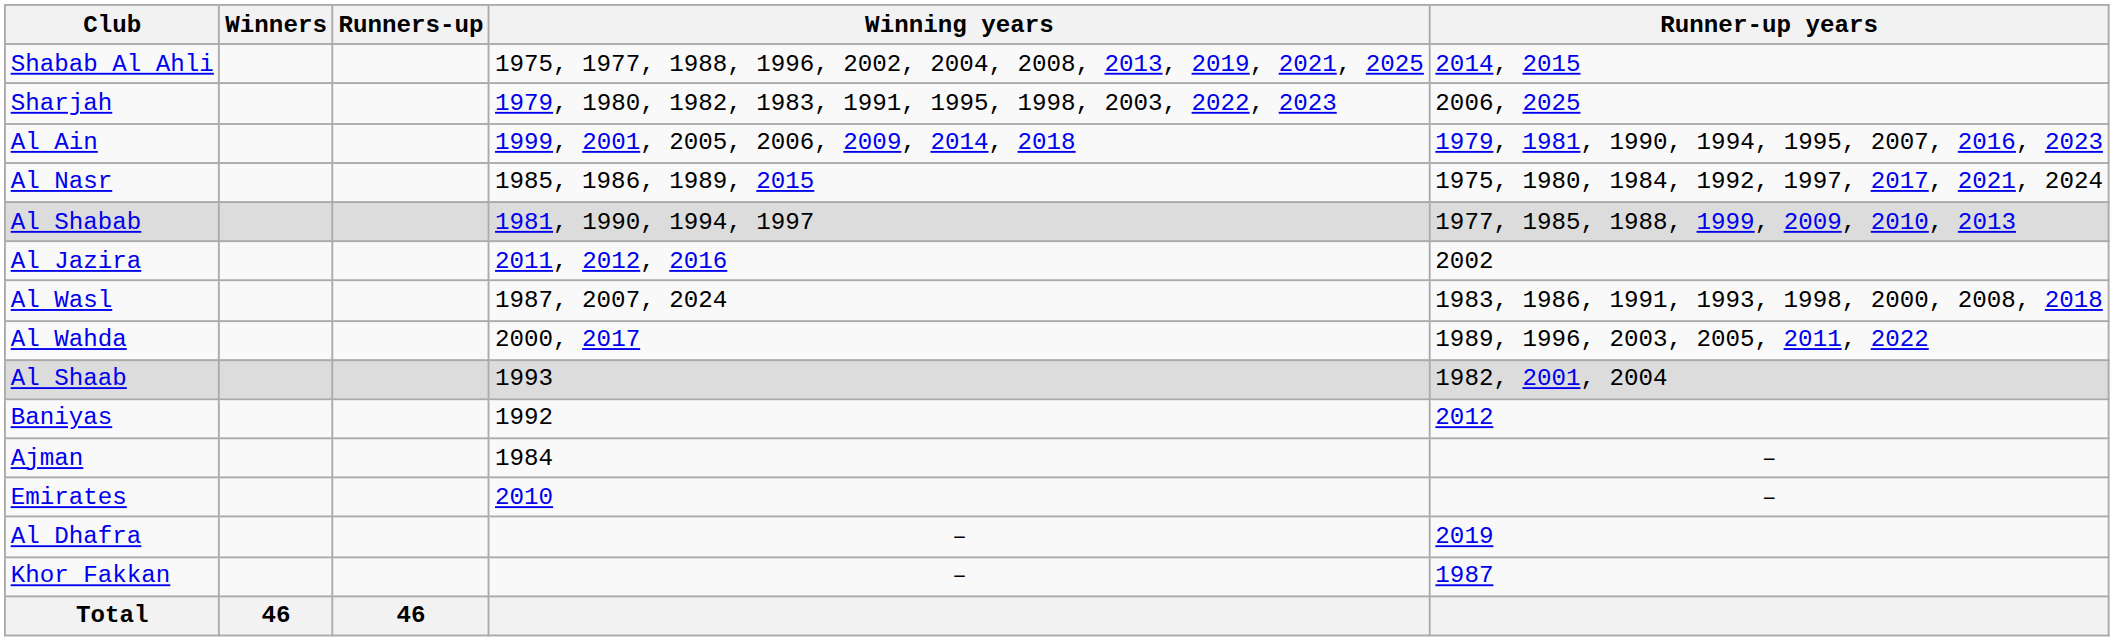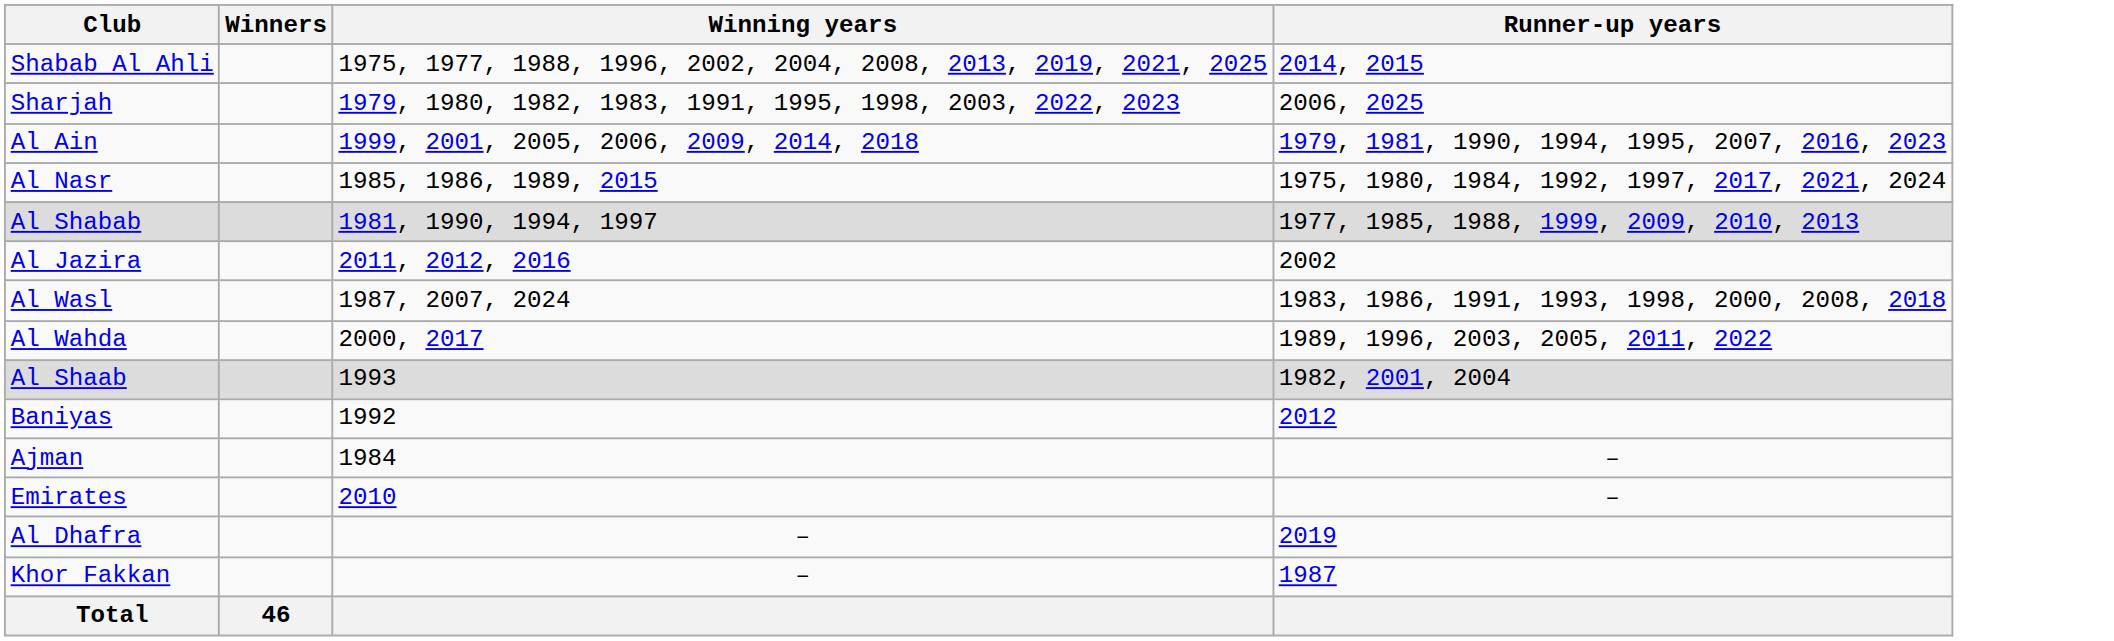- column: (411, 25)
